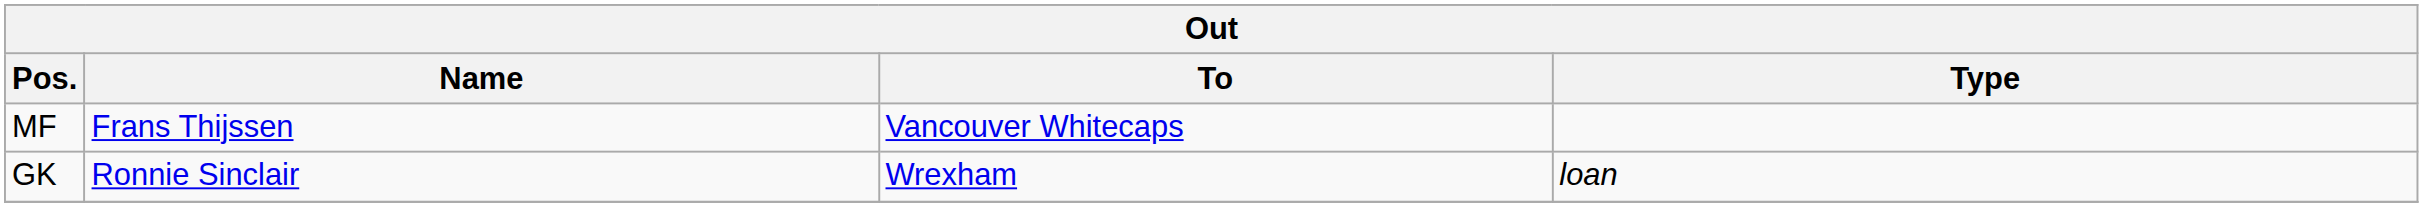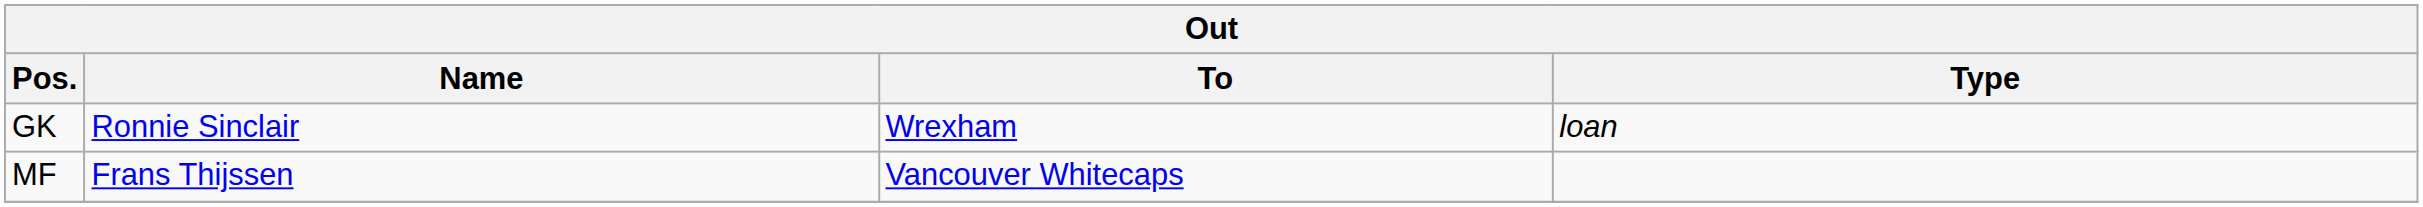rows swapped: (34, 175) <-> (34, 126)
